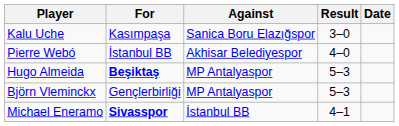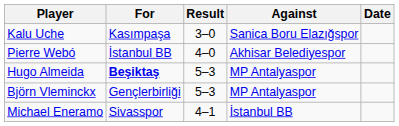columns swapped: (251, 14) <-> (340, 14)
(138, 111) bold -> (136, 111) normal
